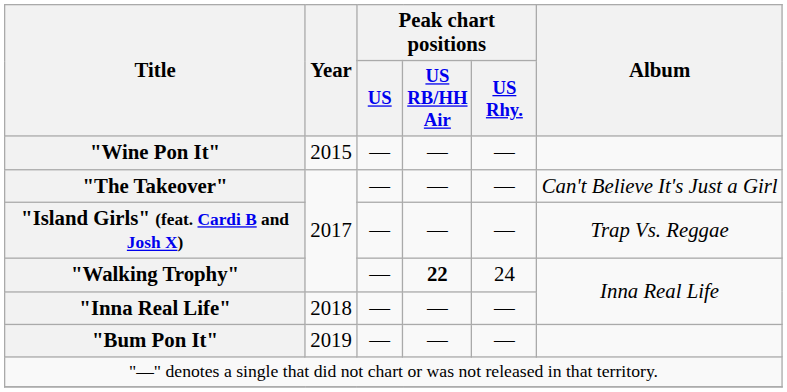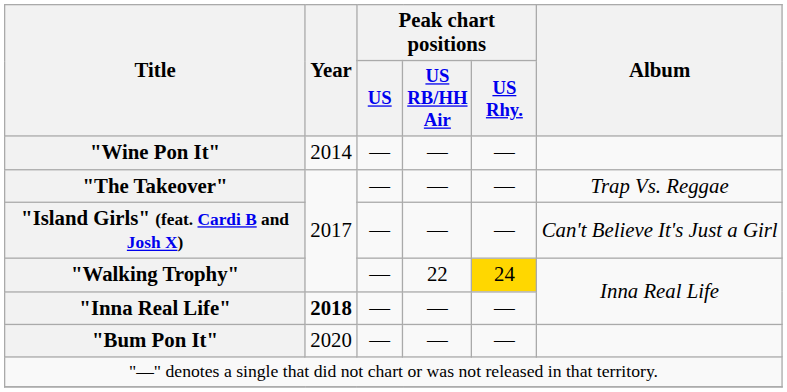(331, 152) 2015 -> (331, 152) 2014
(660, 185) Can't Believe It's Just a Girl -> (660, 185) Trap Vs. Reggae
(660, 230) Trap Vs. Reggae -> (660, 230) Can't Believe It's Just a Girl
(437, 274) bold -> (437, 274) normal
(504, 274) no background -> (504, 274) gold background
(331, 307) normal -> (331, 307) bold
(331, 340) 2019 -> (331, 340) 2020
